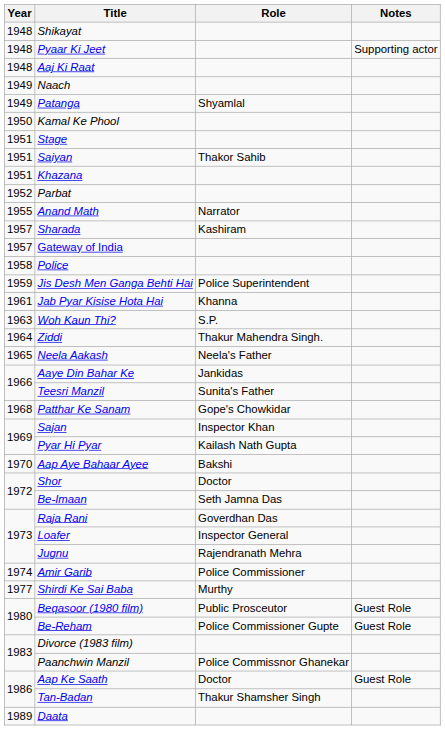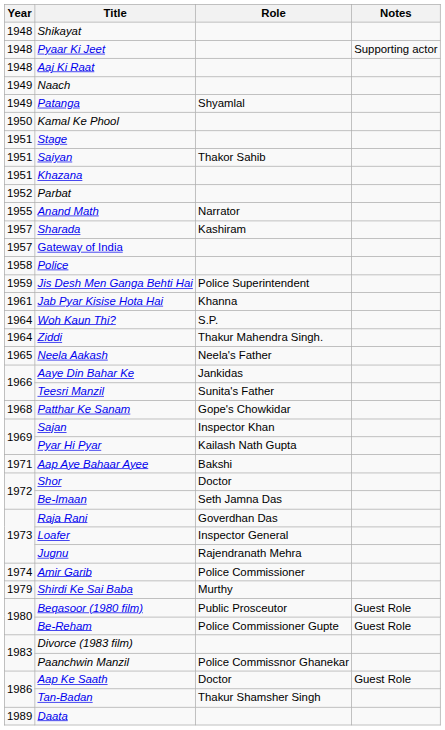(20, 319) 1963 -> (20, 319) 1964
(20, 463) 1970 -> (20, 463) 1971
(20, 590) 1977 -> (20, 590) 1979
